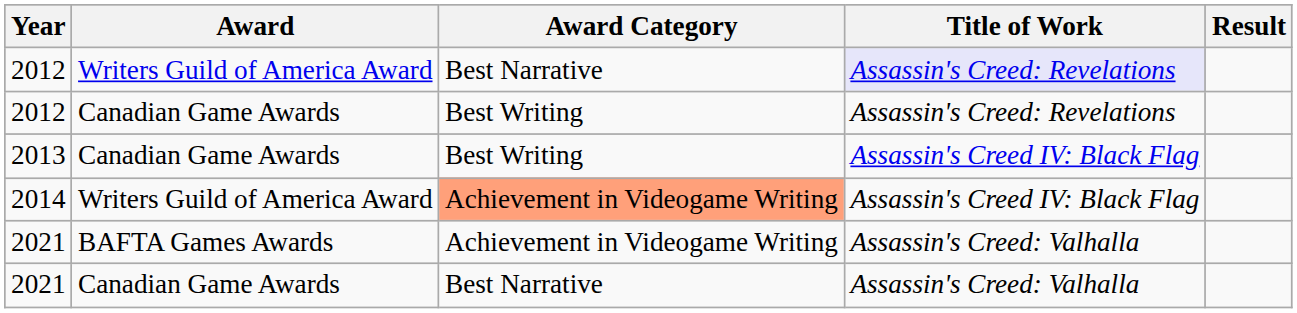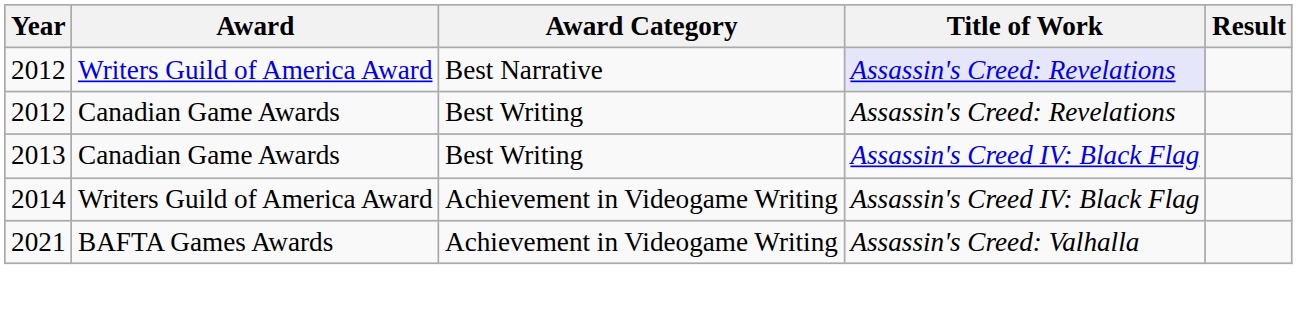(641, 198) lightsalmon background -> (641, 198) no background
- row: (38, 284)
